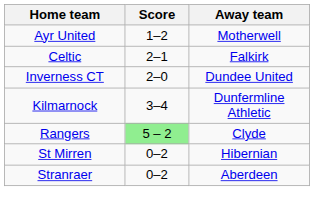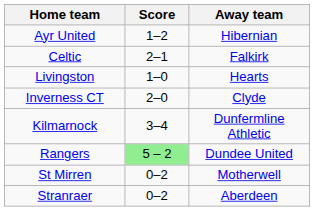(249, 35) Motherwell -> (249, 35) Hibernian
+ row: (65, 77)
(249, 77) Dundee United -> (249, 98) Clyde
(249, 133) Clyde -> (249, 154) Dundee United
(249, 154) Hibernian -> (249, 175) Motherwell
